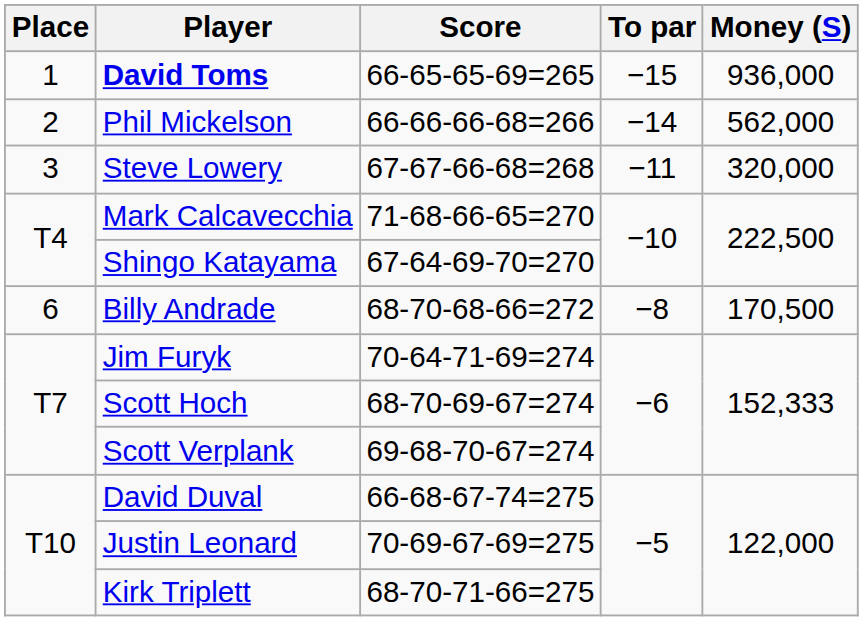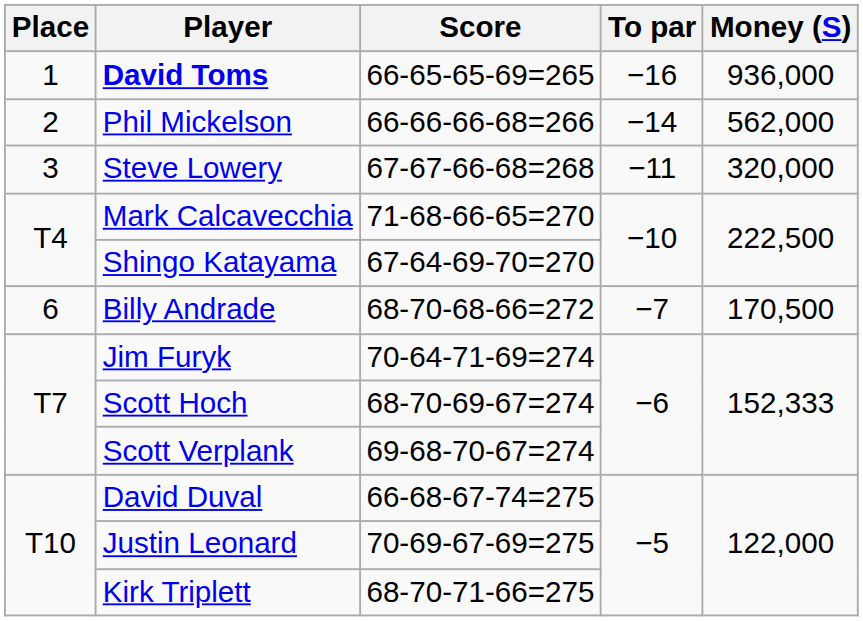(652, 74) −15 -> (652, 74) −16
(652, 309) −8 -> (652, 309) −7
